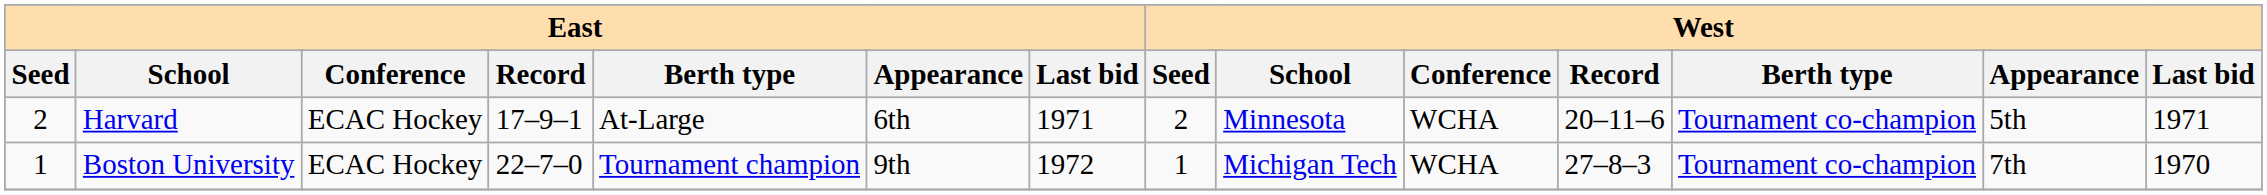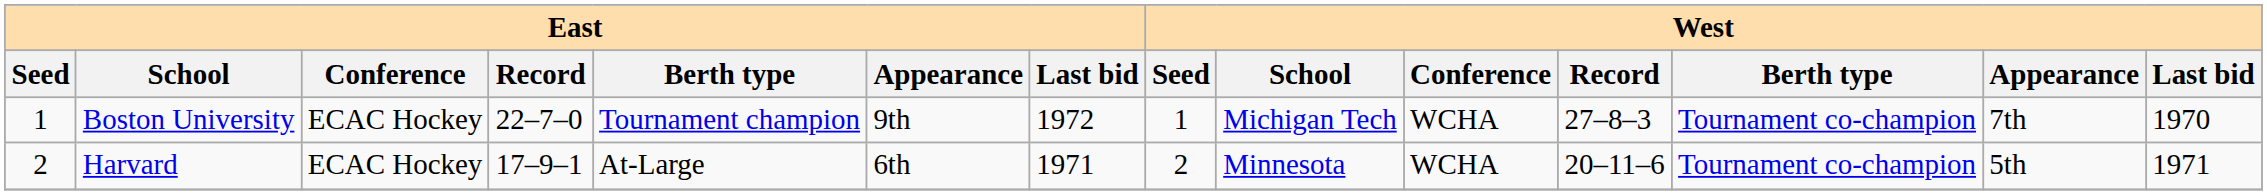rows swapped: (189, 165) <-> (130, 119)
